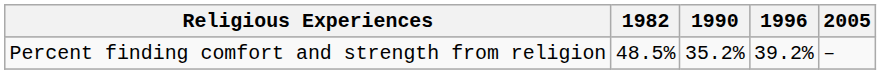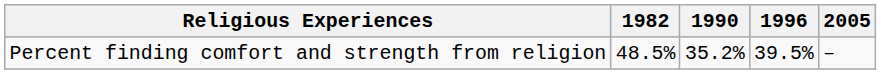(784, 53) 39.2% -> (784, 53) 39.5%
